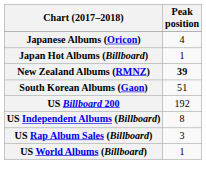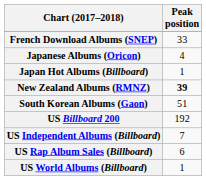+ row: (84, 39)
(182, 119) 8 -> (182, 135) 7
(182, 135) 3 -> (182, 151) 6
